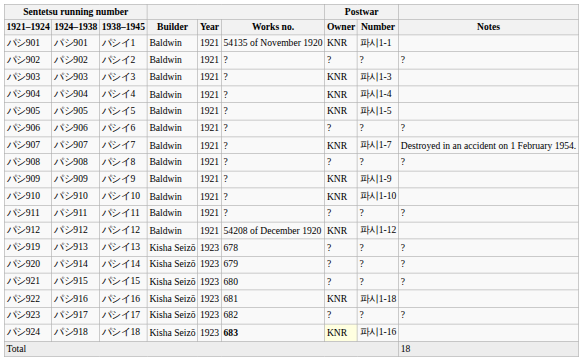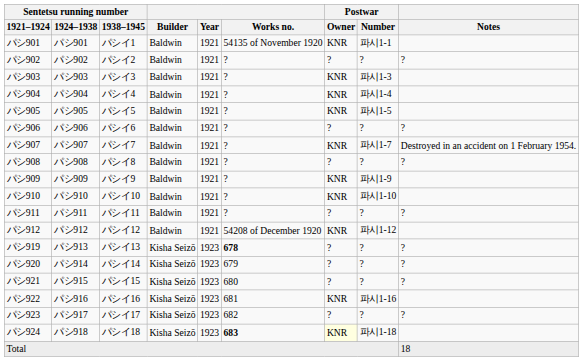(231, 247) normal -> (231, 247) bold
(378, 298) 파시1-18 -> (378, 298) 파시1-16
(378, 332) 파시1-16 -> (378, 332) 파시1-18
